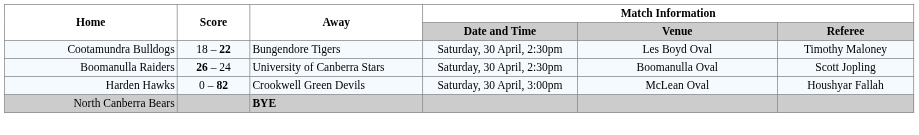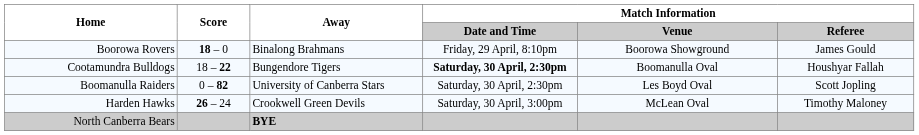+ row: (136, 49)
(500, 49) normal -> (500, 67) bold
(677, 49) Les Boyd Oval -> (677, 67) Boomanulla Oval
(846, 49) Timothy Maloney -> (846, 67) Houshyar Fallah
(214, 67) 26 – 24 -> (214, 85) 0 – 82
(677, 67) Boomanulla Oval -> (677, 85) Les Boyd Oval
(214, 85) 0 – 82 -> (214, 103) 26 – 24
(846, 85) Houshyar Fallah -> (846, 103) Timothy Maloney
